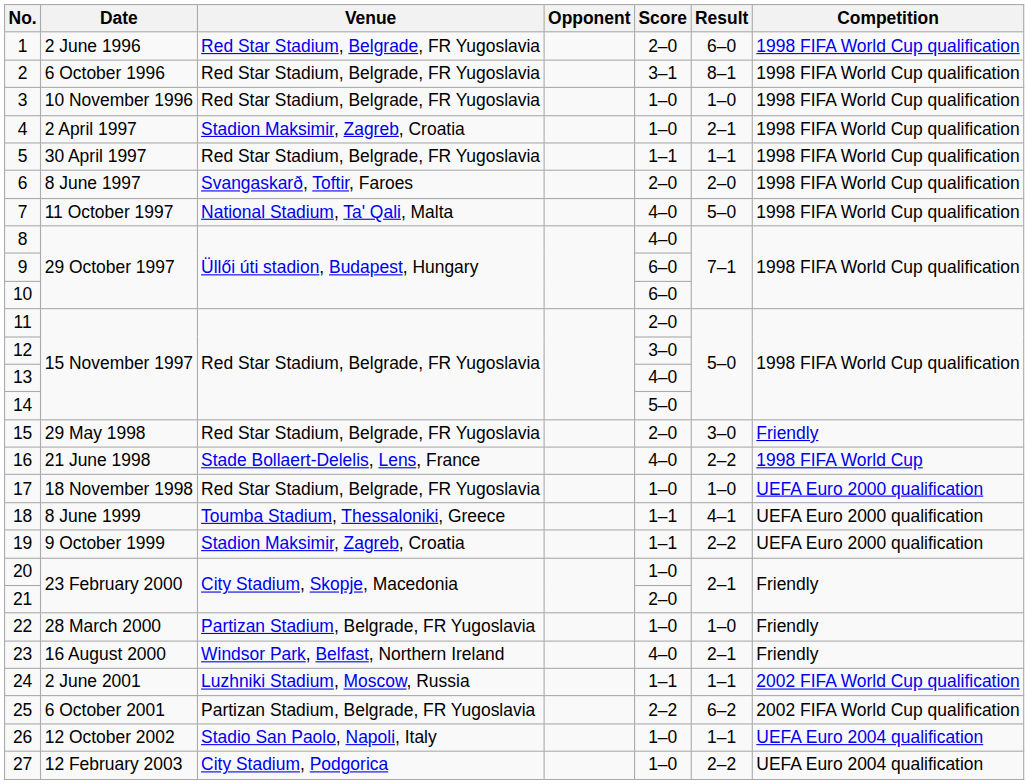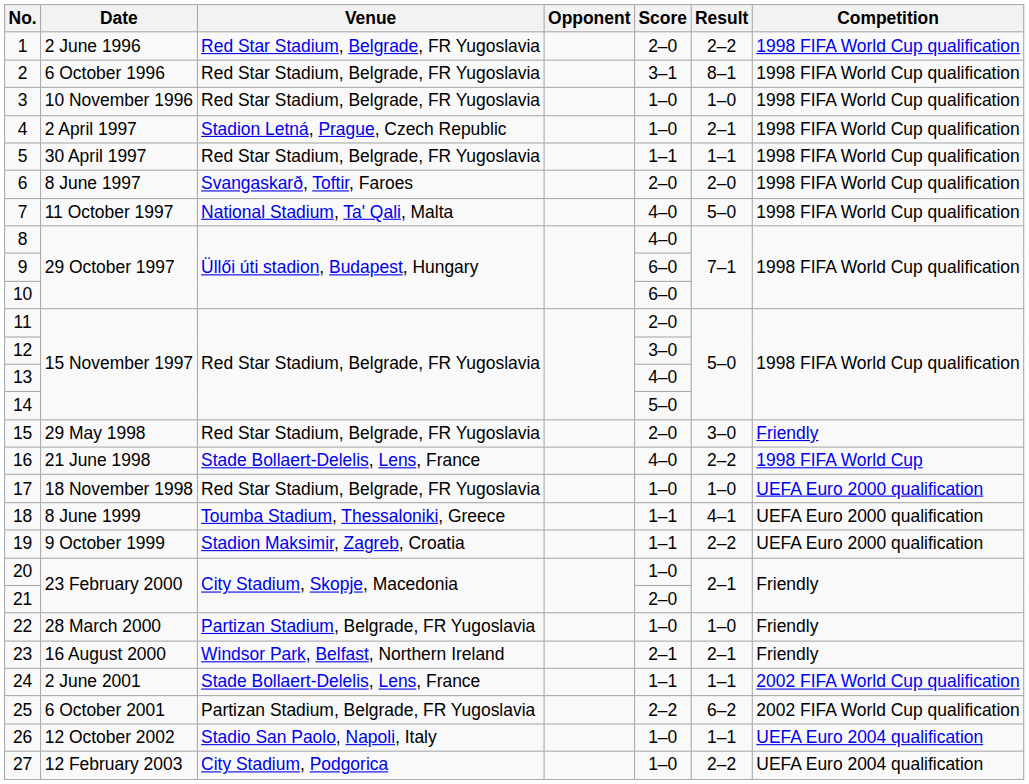(722, 45) 6–0 -> (722, 45) 2–2
(333, 128) Stadion Maksimir, Zagreb, Croatia -> (354, 128) Stadion Letná, Prague, Czech Republic
(663, 654) 4–0 -> (663, 654) 2–1
(335, 682) Luzhniki Stadium, Moscow, Russia -> (341, 682) Stade Bollaert-Delelis, Lens, France
